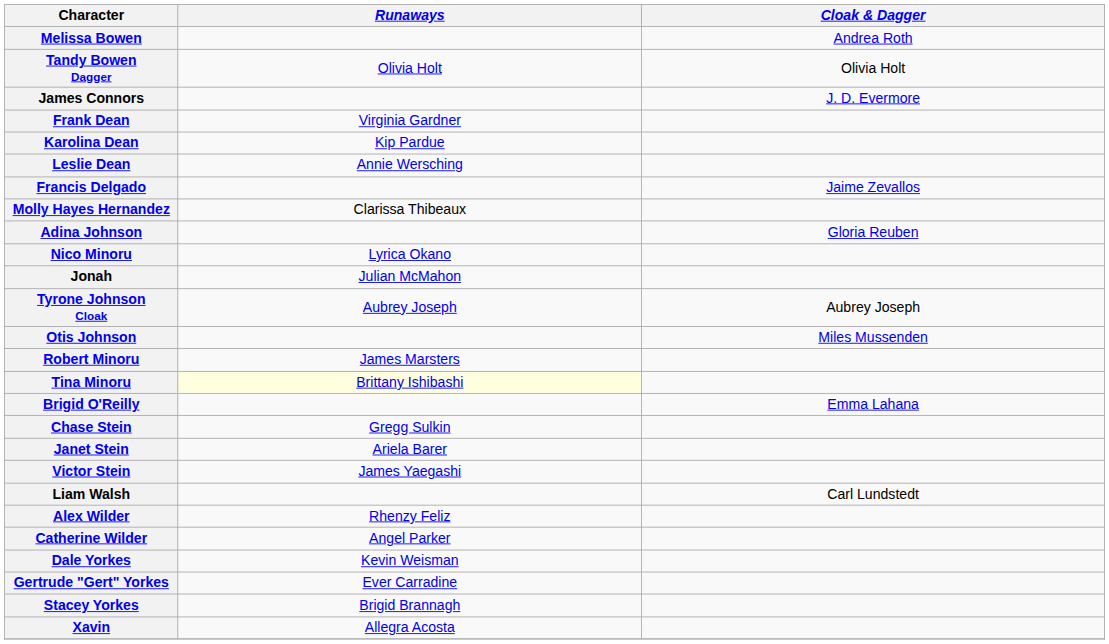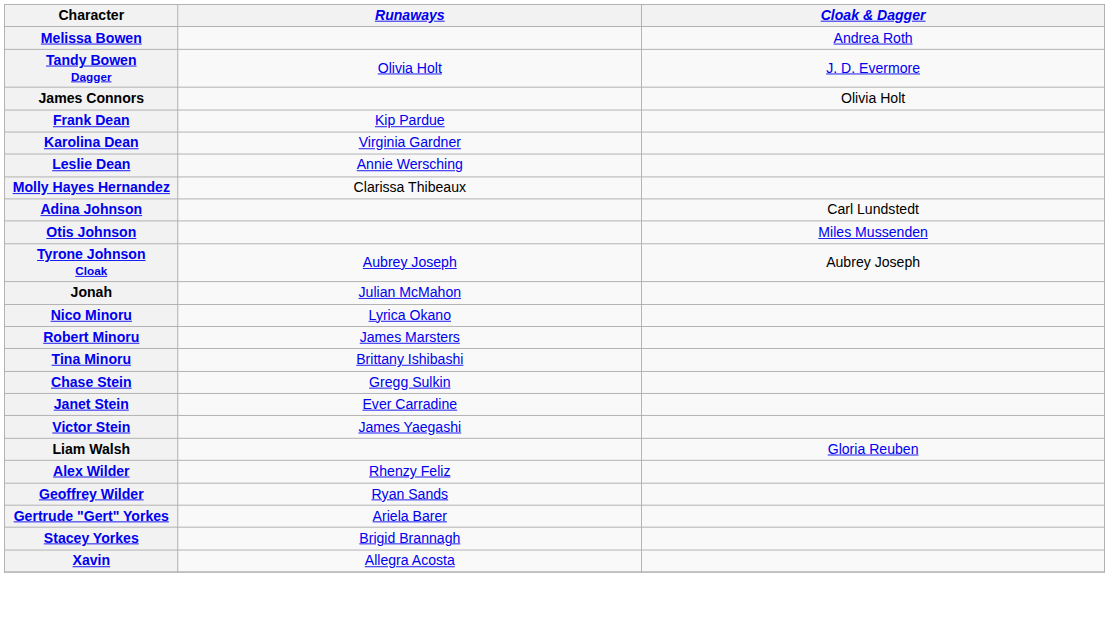(873, 68) Olivia Holt -> (873, 68) J. D. Evermore
(873, 98) J. D. Evermore -> (873, 98) Olivia Holt
(410, 120) Virginia Gardner -> (410, 120) Kip Pardue
(410, 143) Kip Pardue -> (410, 143) Virginia Gardner
- row: (91, 187)
(873, 232) Gloria Reuben -> (873, 210) Carl Lundstedt
rows swapped: (91, 337) <-> (91, 254)
rows swapped: (91, 307) <-> (91, 277)
(410, 382) lightyellow background -> (410, 359) no background
- row: (91, 404)
(410, 449) Ariela Barer -> (410, 404) Ever Carradine
(873, 493) Carl Lundstedt -> (873, 449) Gloria Reuben
- row: (91, 538)
+ row: (91, 493)
- row: (91, 560)
(410, 583) Ever Carradine -> (410, 516) Ariela Barer
